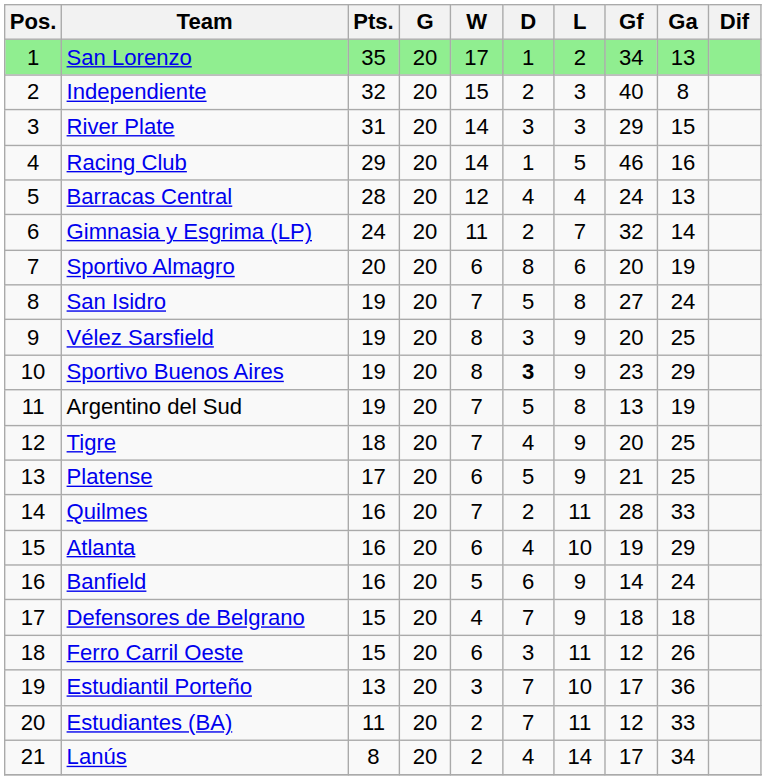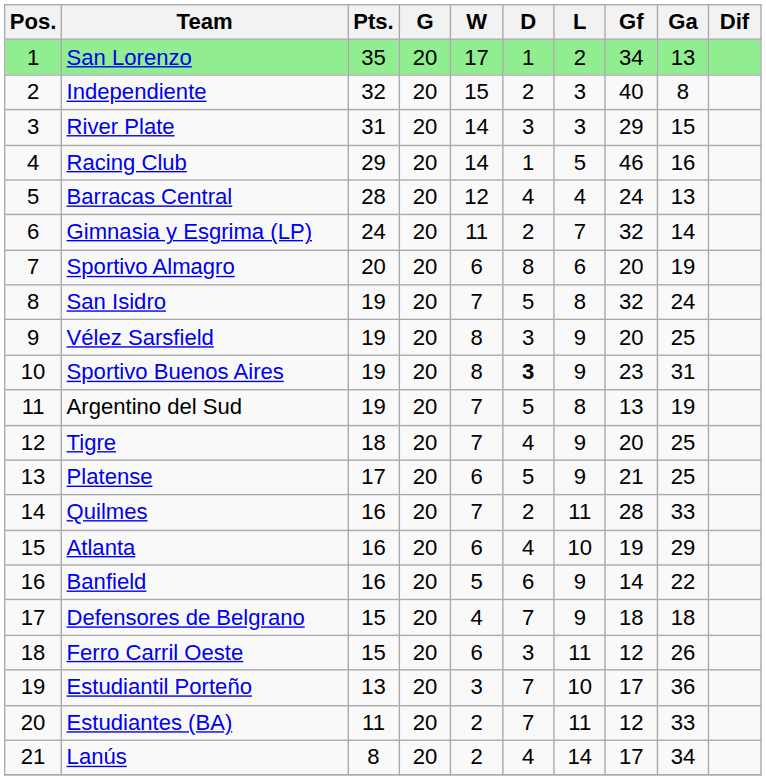(631, 302) 27 -> (631, 302) 32
(683, 372) 29 -> (683, 372) 31
(683, 582) 24 -> (683, 582) 22
